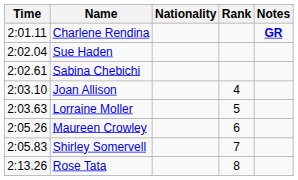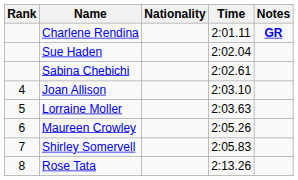columns swapped: (237, 14) <-> (27, 14)
